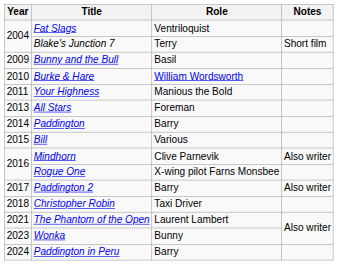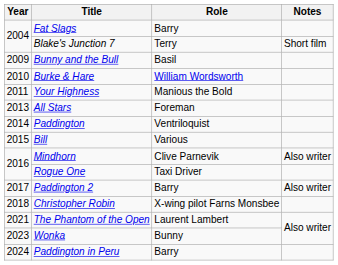(182, 28) Ventriloquist -> (166, 28) Barry
(166, 124) Barry -> (182, 124) Ventriloquist
(217, 172) X-wing pilot Farns Monsbee -> (178, 172) Taxi Driver
(178, 204) Taxi Driver -> (217, 204) X-wing pilot Farns Monsbee
